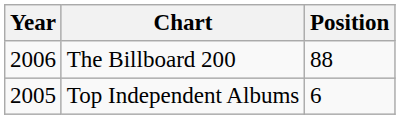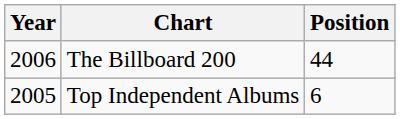(321, 59) 88 -> (321, 59) 44
